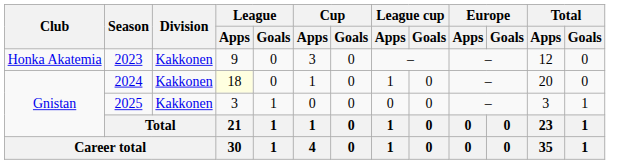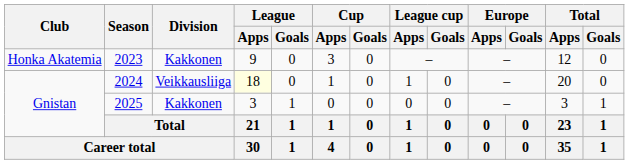(184, 81) Kakkonen -> (193, 81) Veikkausliiga
